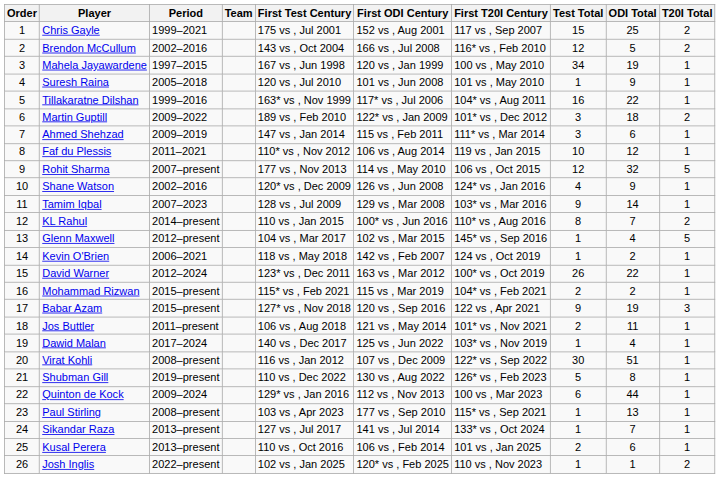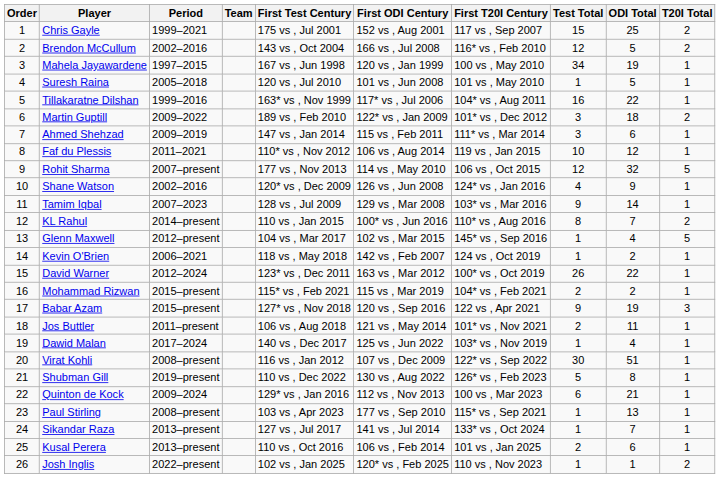(633, 82) 9 -> (633, 82) 5
(633, 395) 44 -> (633, 395) 21
